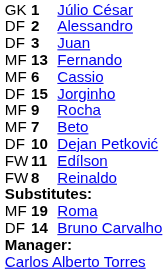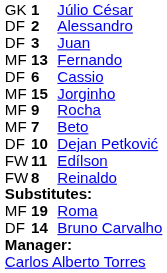(16, 77) MF -> (15, 77) DF
(15, 93) DF -> (16, 93) MF
